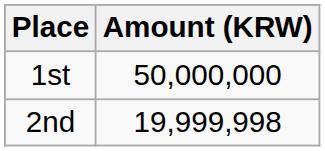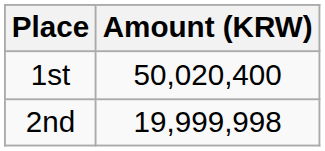(208, 74) 50,000,000 -> (208, 74) 50,020,400
